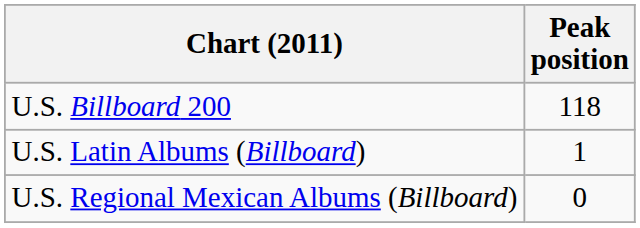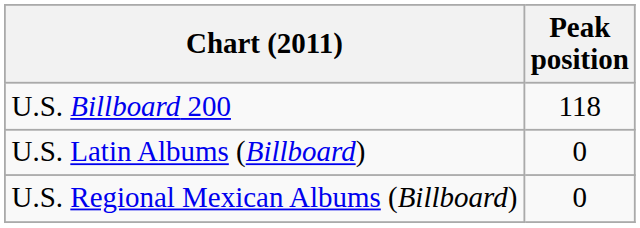(580, 151) 1 -> (580, 151) 0
